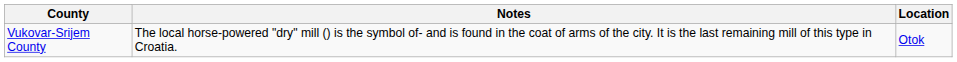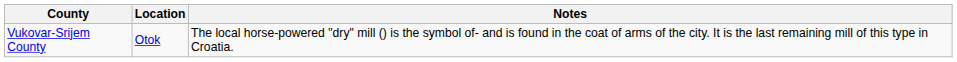columns swapped: (924, 14) <-> (514, 14)
